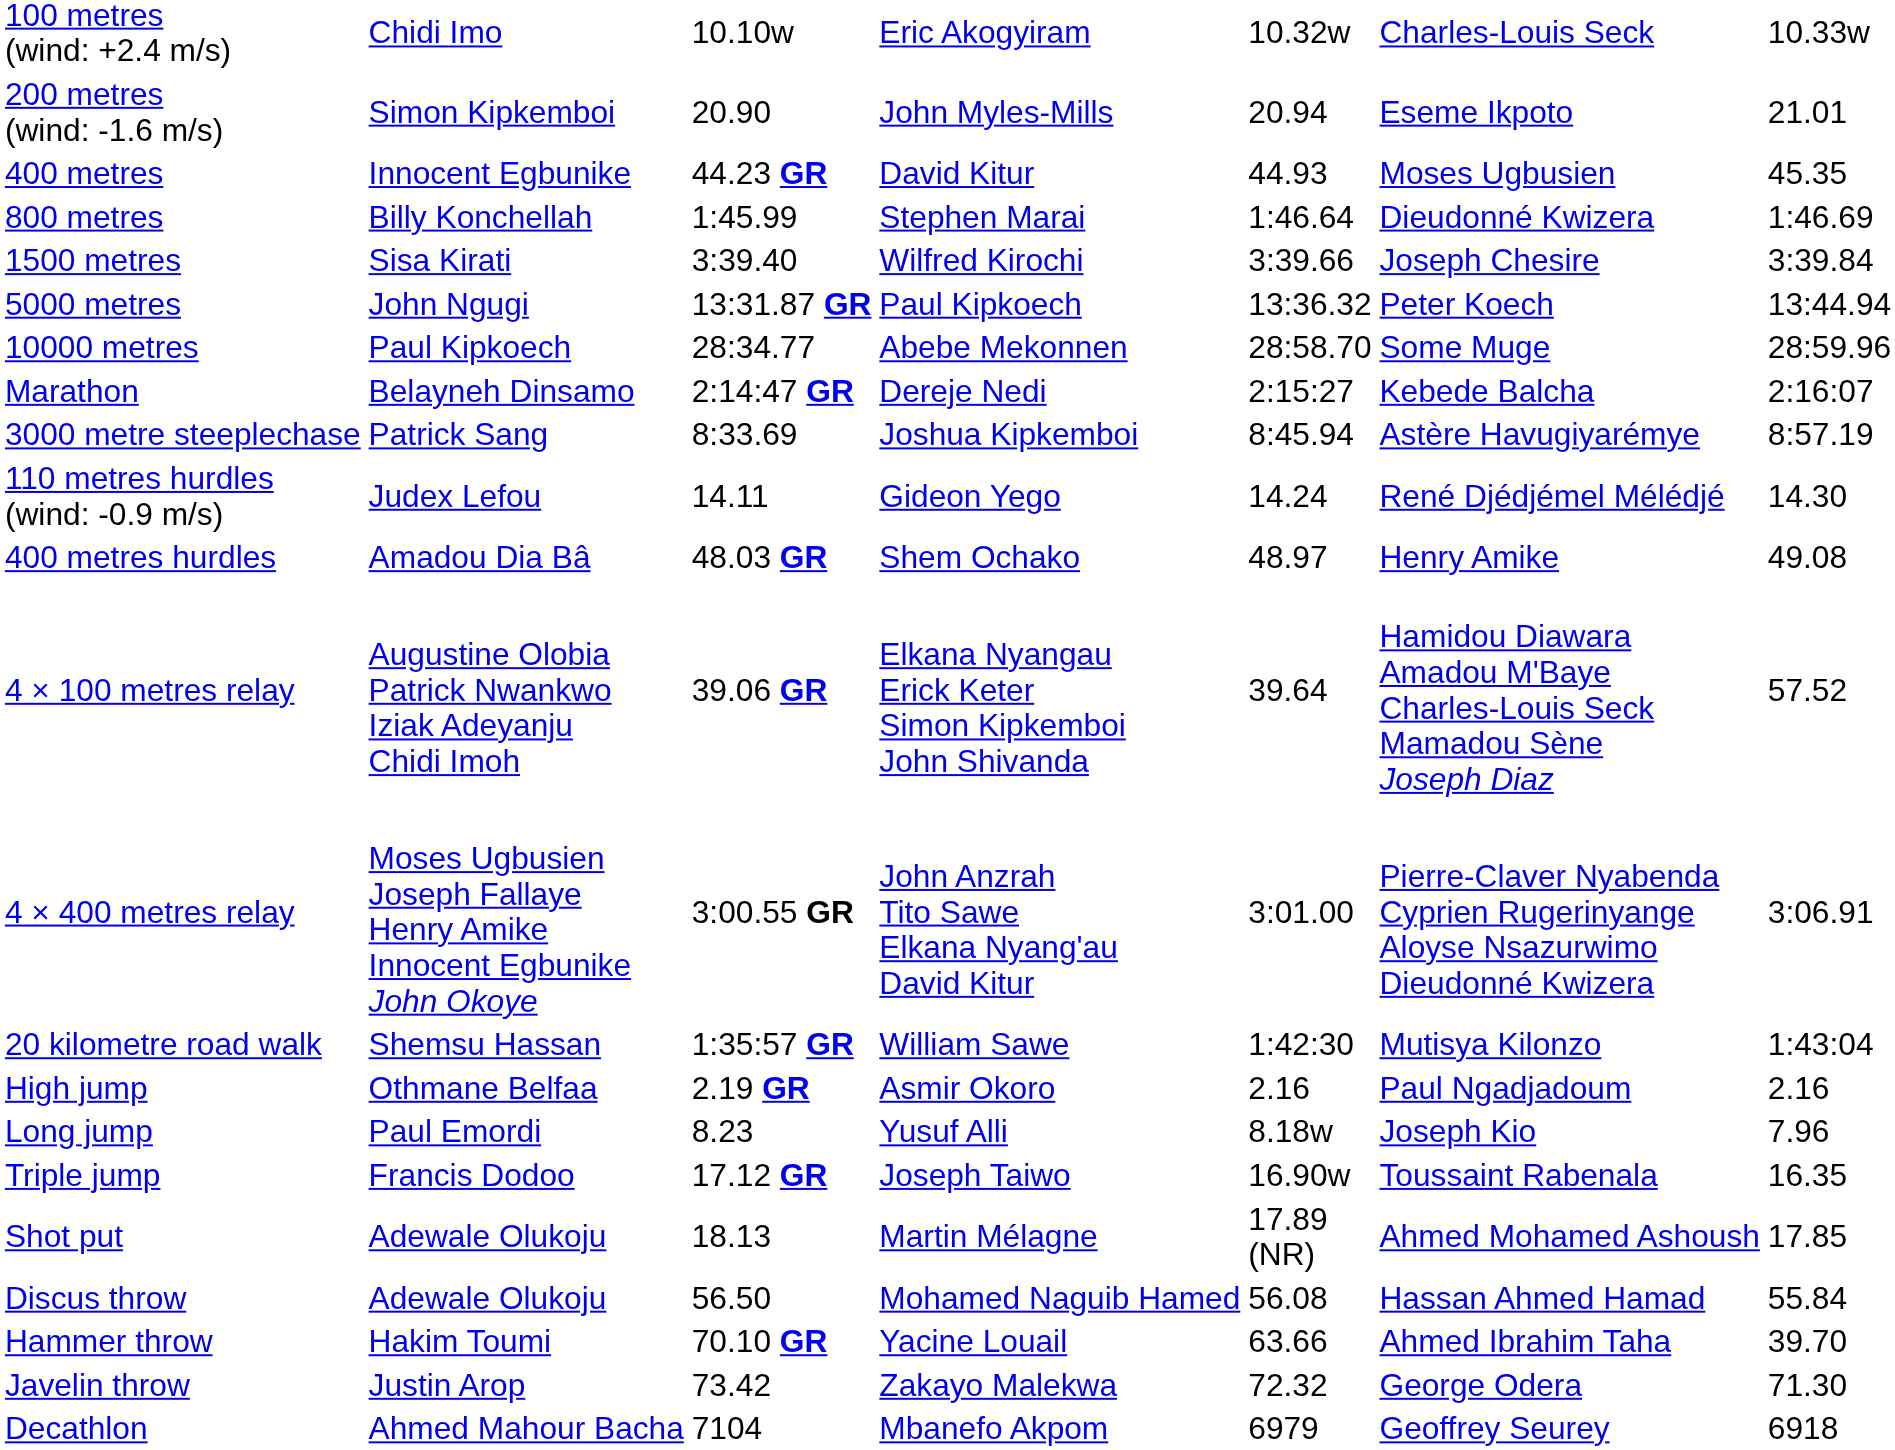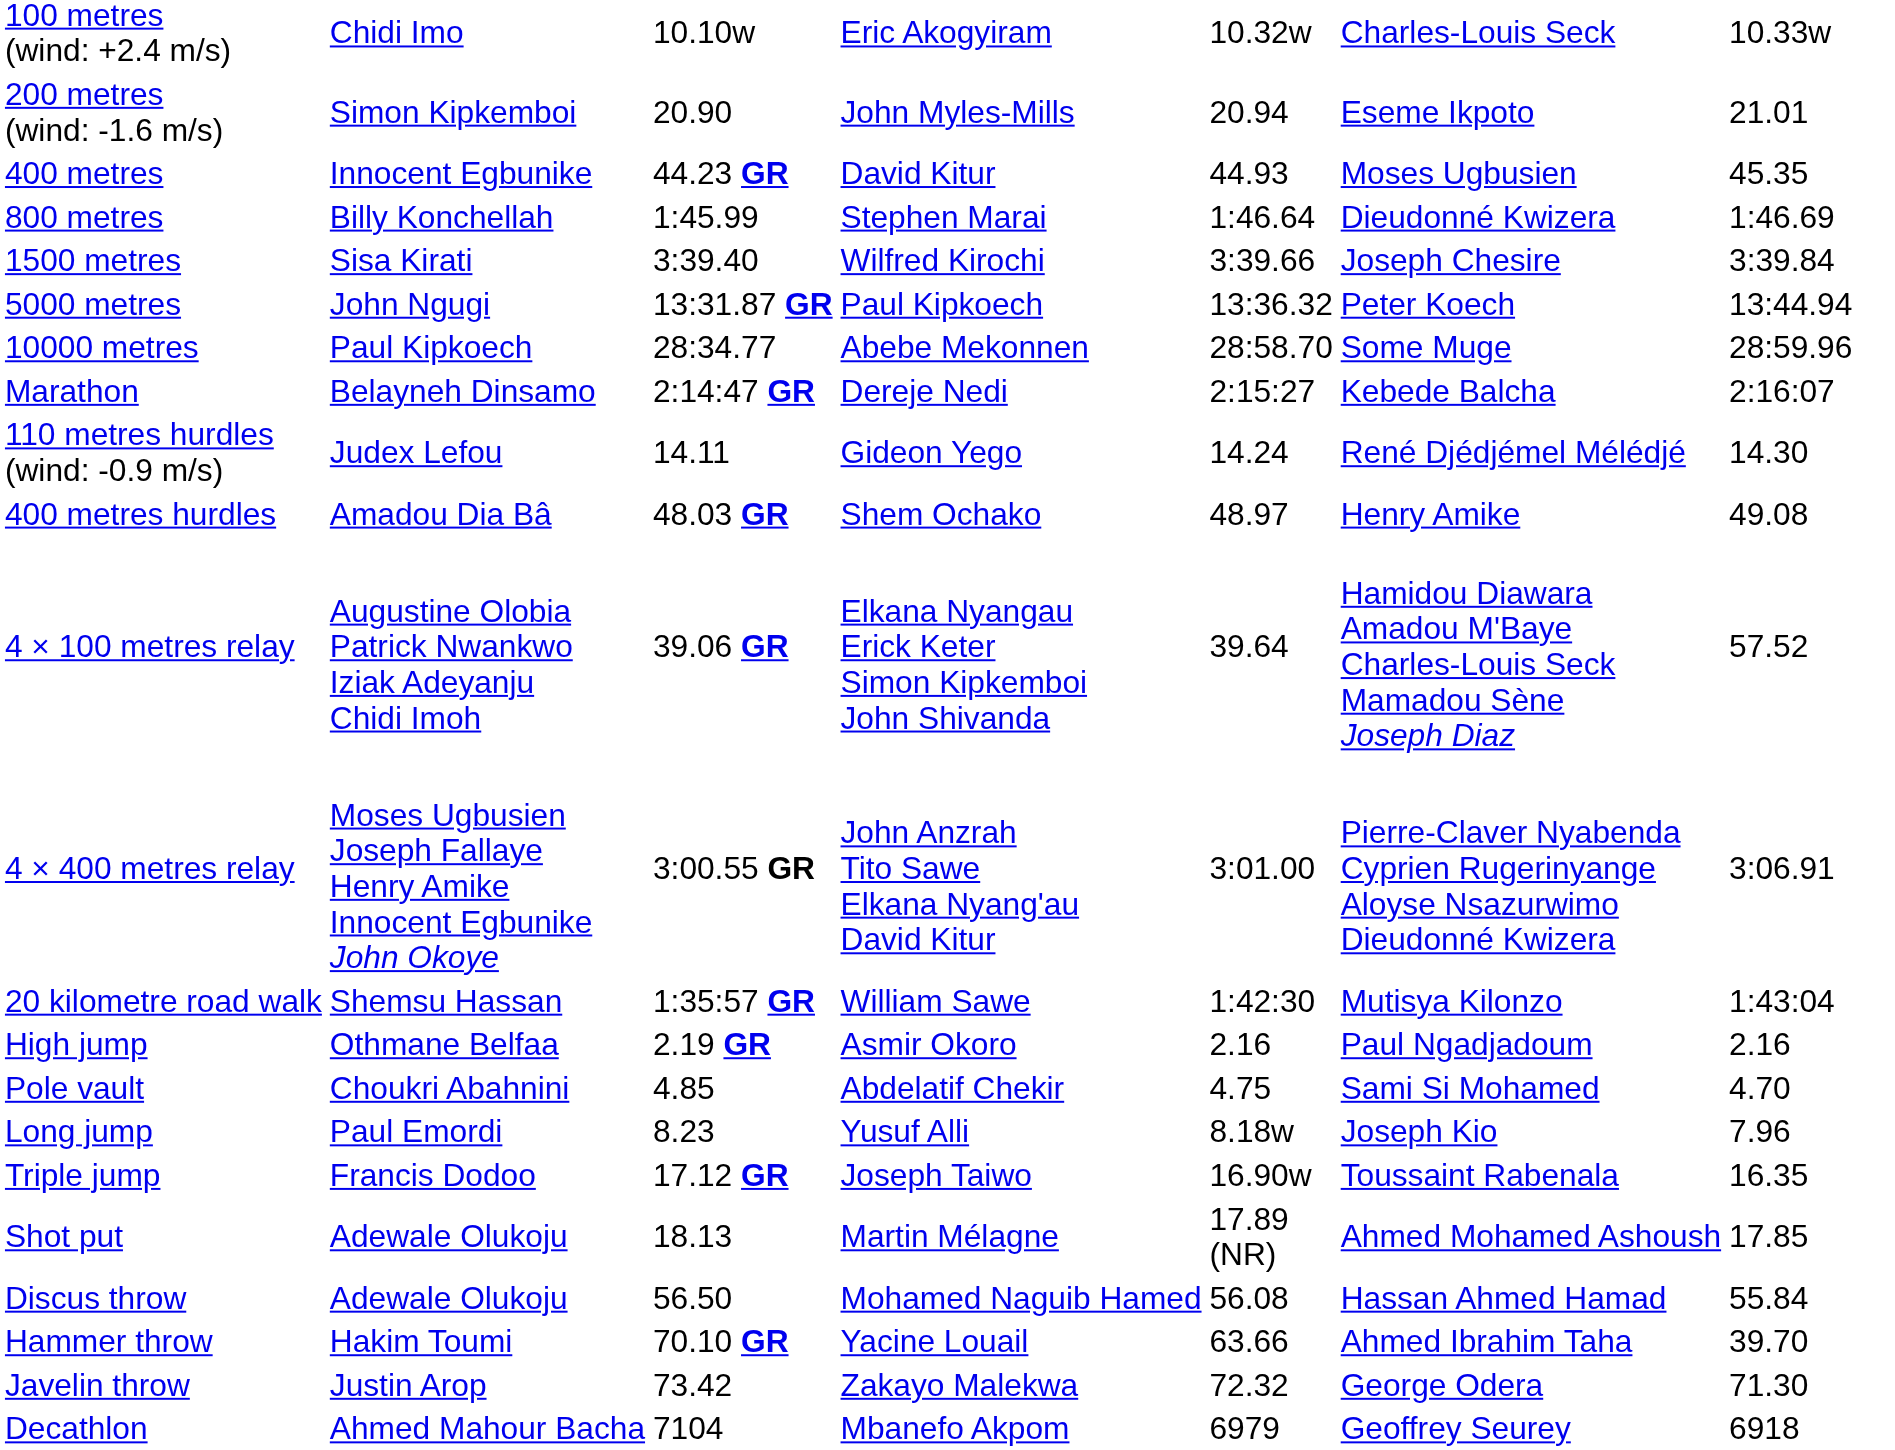- row: (183, 435)
+ row: (75, 1088)
